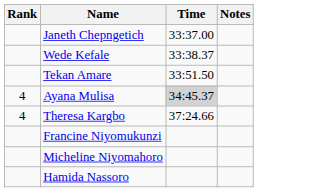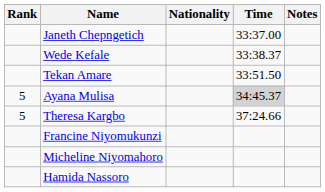+ column: (199, 14)
(22, 95) 4 -> (22, 95) 5
(22, 116) 4 -> (22, 116) 5
